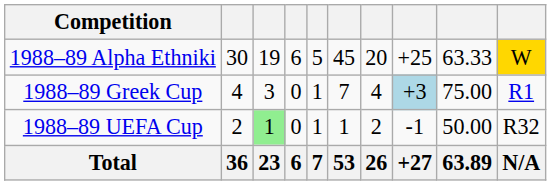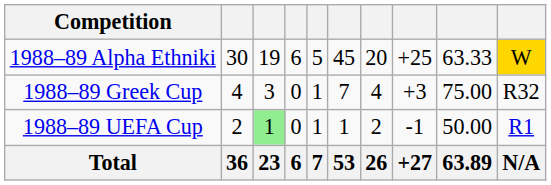(415, 92) lightblue background -> (415, 92) no background
(521, 92) R1 -> (521, 92) R32
(521, 127) R32 -> (521, 127) R1
